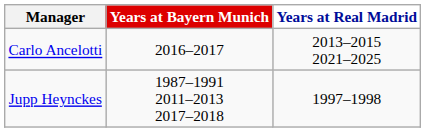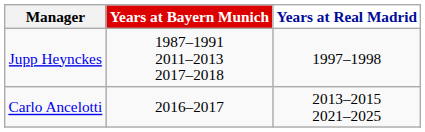rows swapped: (55, 98) <-> (55, 49)
